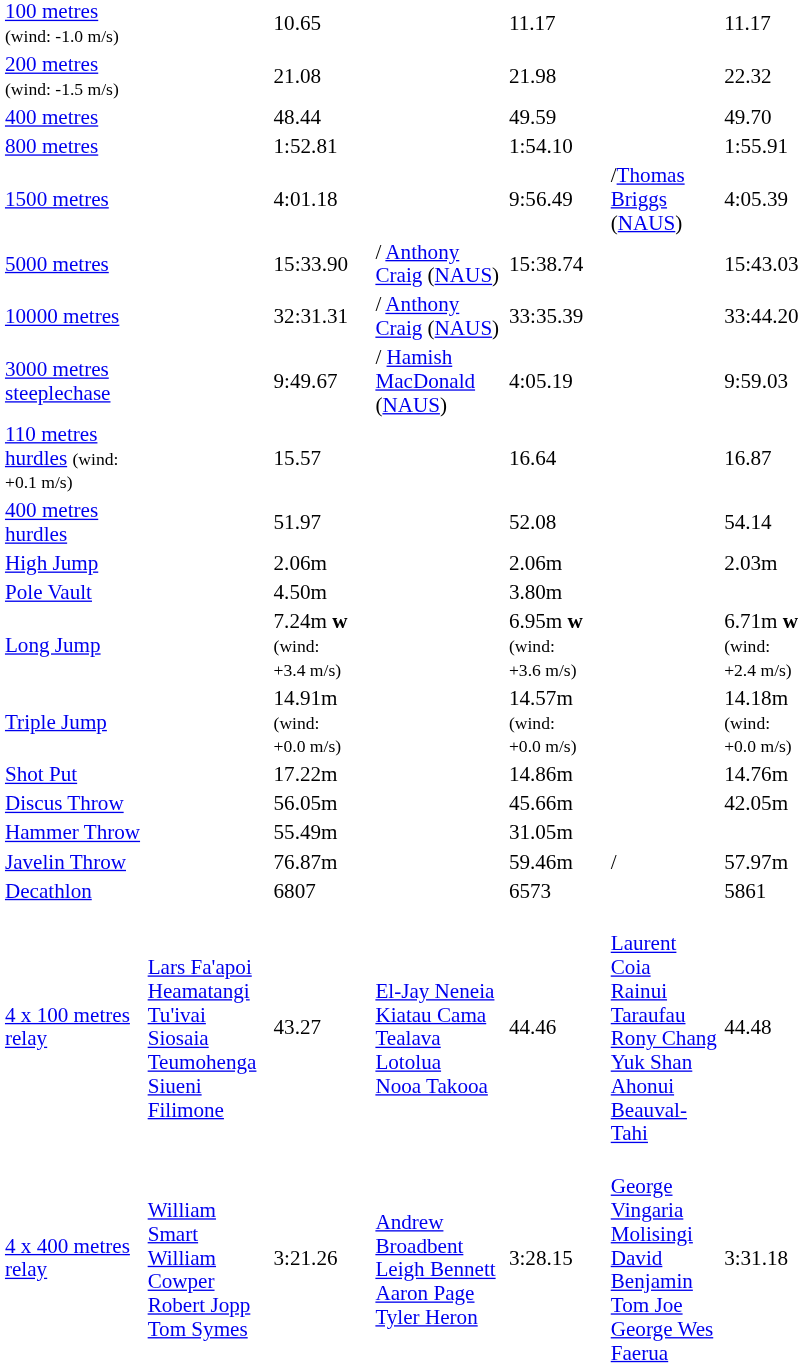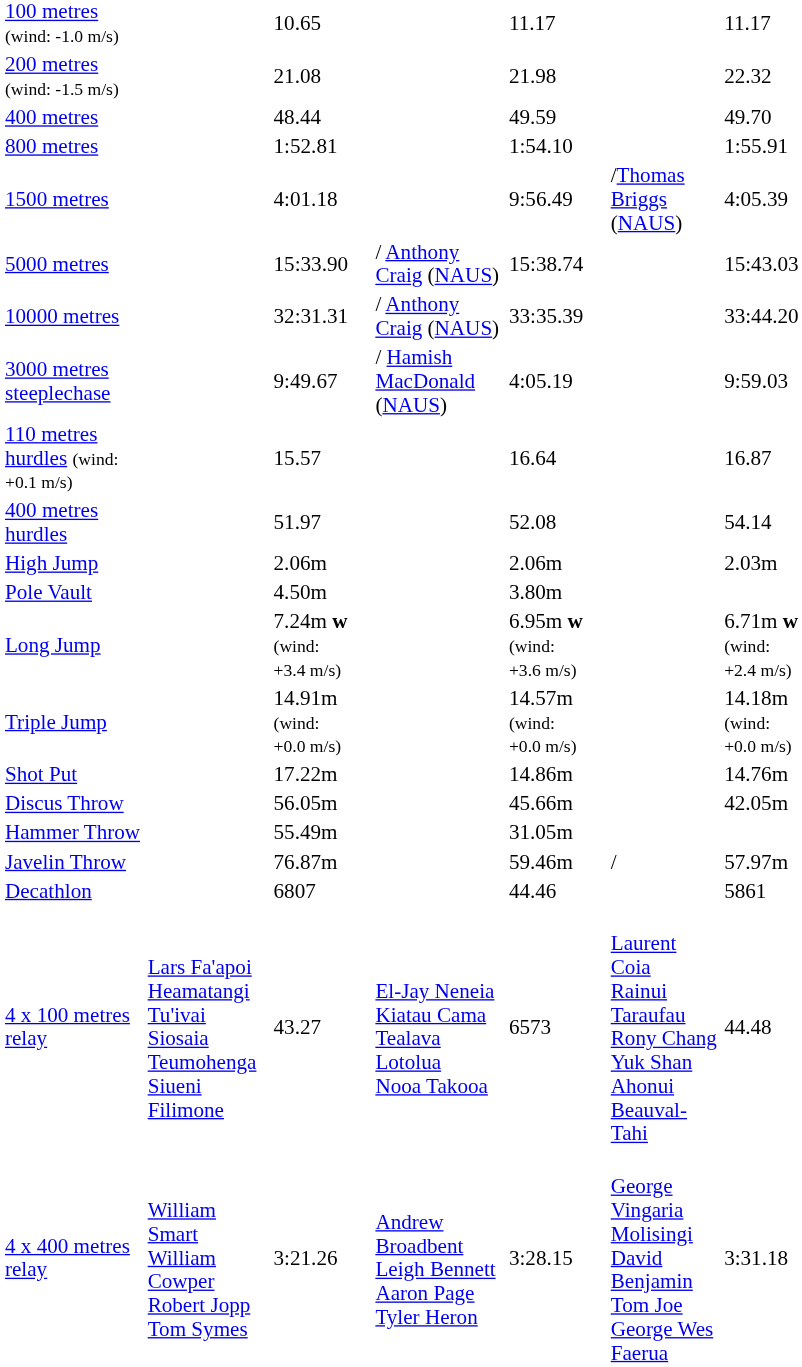(530, 890) 6573 -> (533, 890) 44.46
(533, 1026) 44.46 -> (530, 1026) 6573
